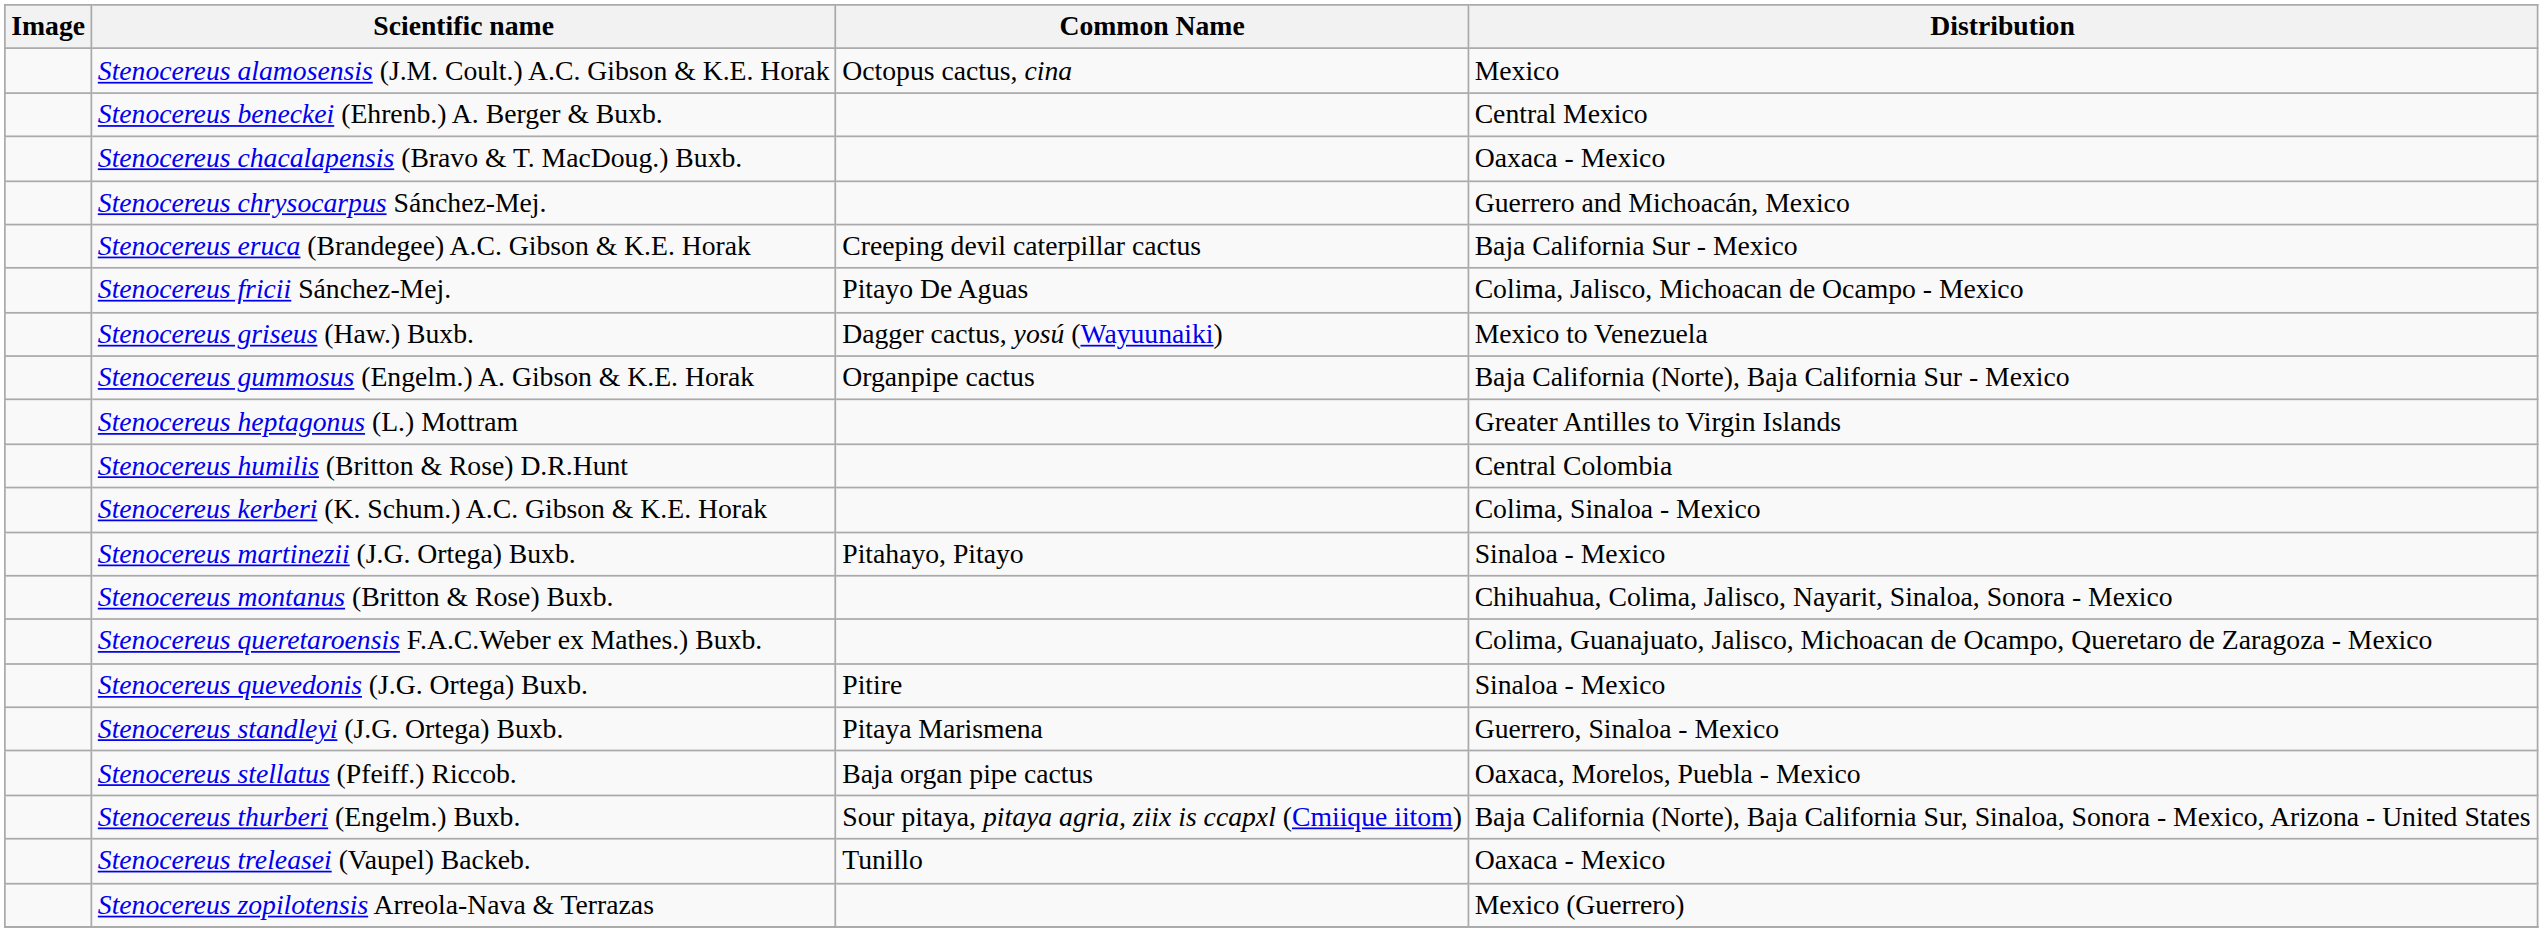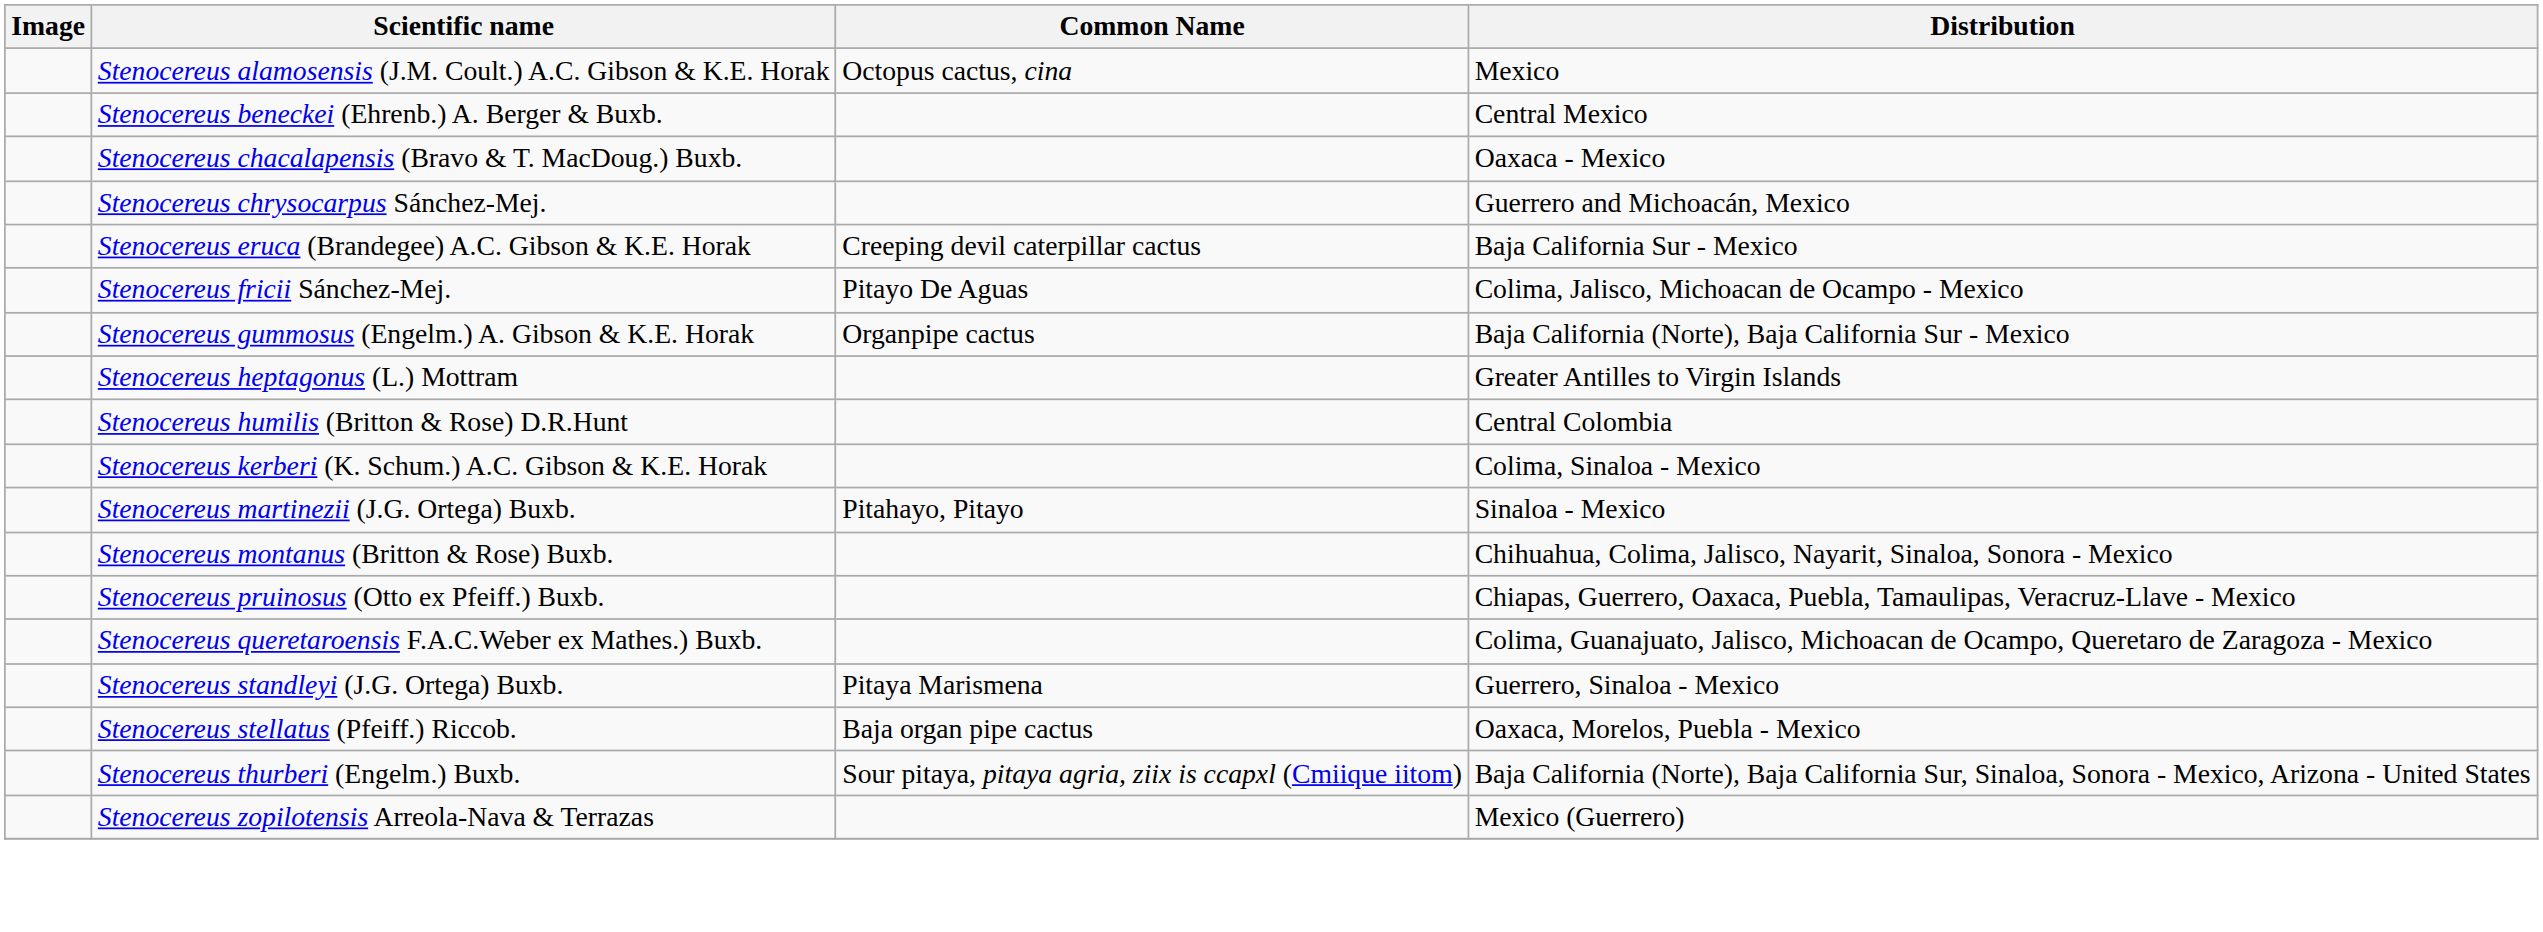- row: (286, 333)
+ row: (351, 597)
- row: (343, 684)
- row: (314, 860)
